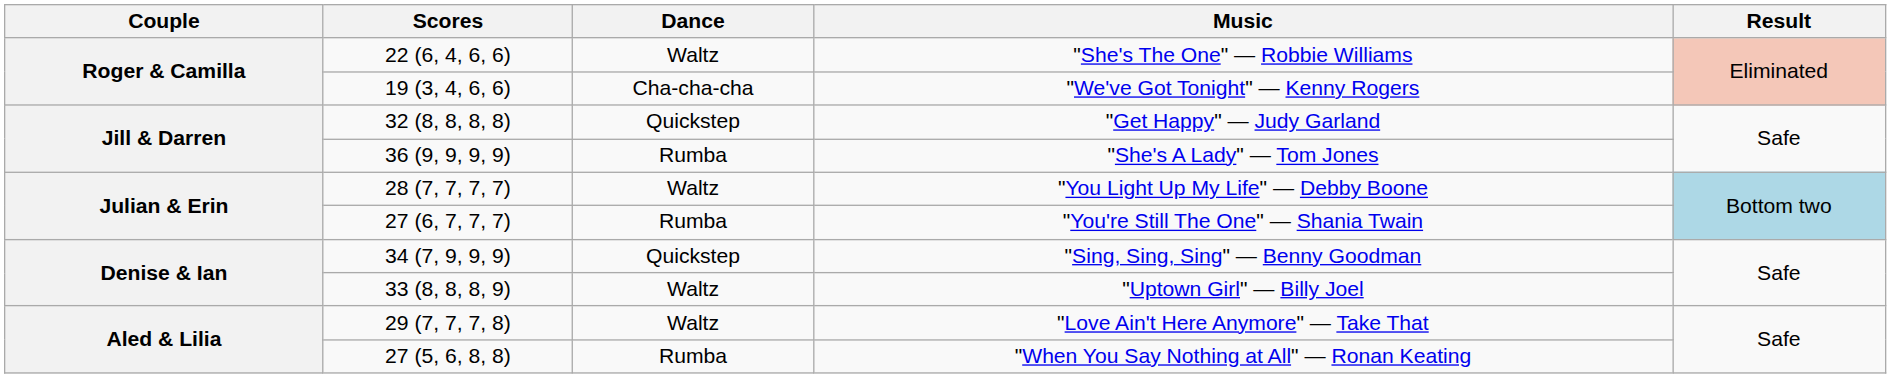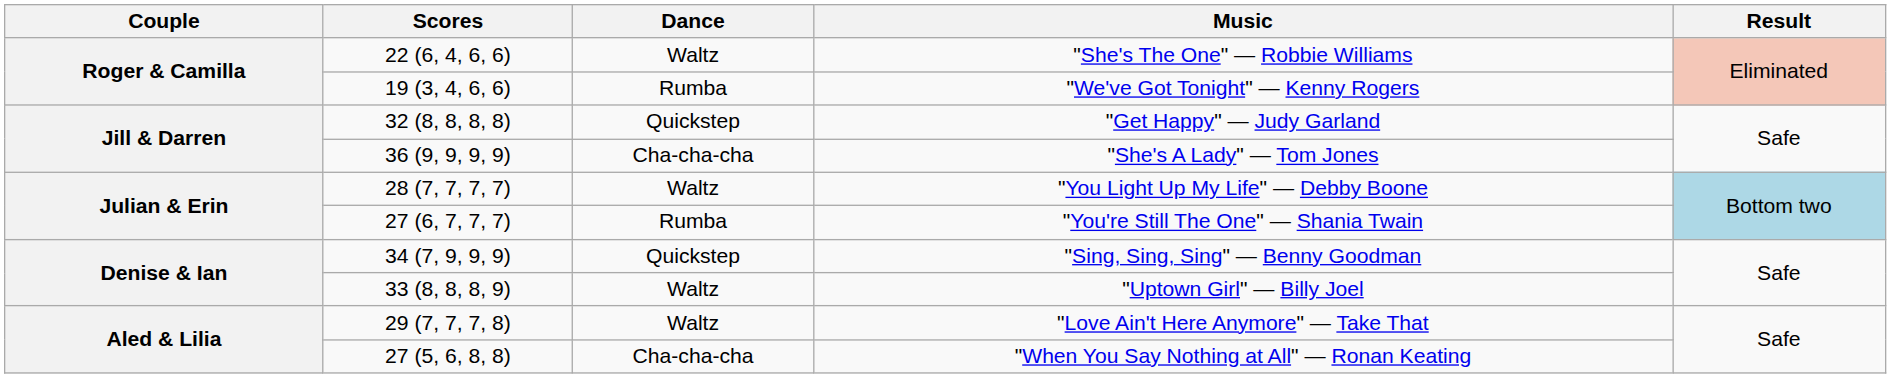(693, 88) Cha-cha-cha -> (693, 88) Rumba
(693, 155) Rumba -> (693, 155) Cha-cha-cha
(693, 356) Rumba -> (693, 356) Cha-cha-cha
